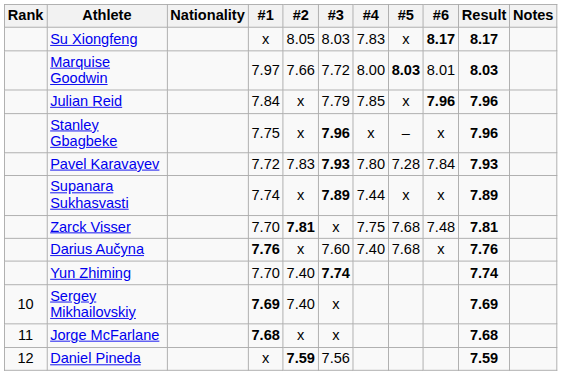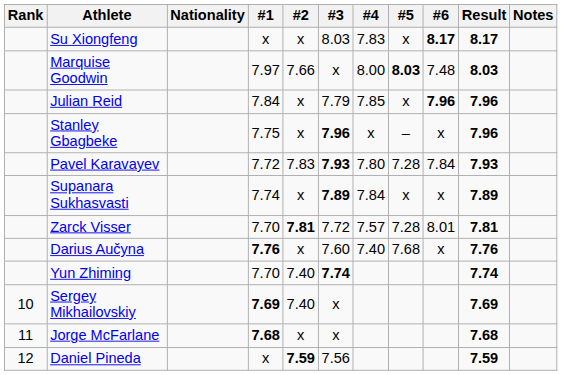(301, 39) 8.05 -> (301, 39) x
(336, 70) 7.72 -> (336, 70) x
(441, 70) 8.01 -> (441, 70) 7.48
(371, 195) 7.44 -> (371, 195) 7.84
(336, 226) x -> (336, 226) 7.72
(371, 226) 7.75 -> (371, 226) 7.57
(406, 226) 7.68 -> (406, 226) 7.28
(441, 226) 7.48 -> (441, 226) 8.01
